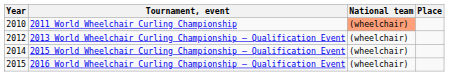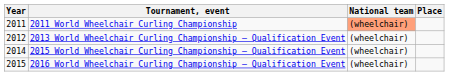(16, 24) 2010 -> (16, 24) 2011
